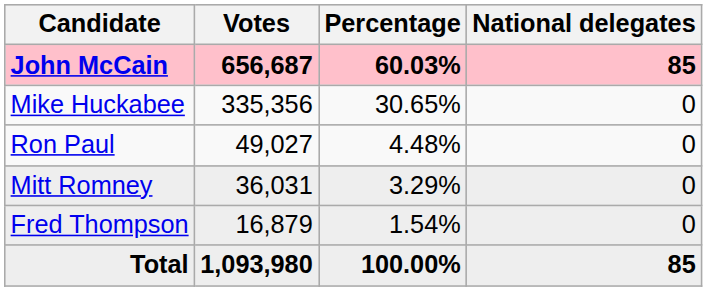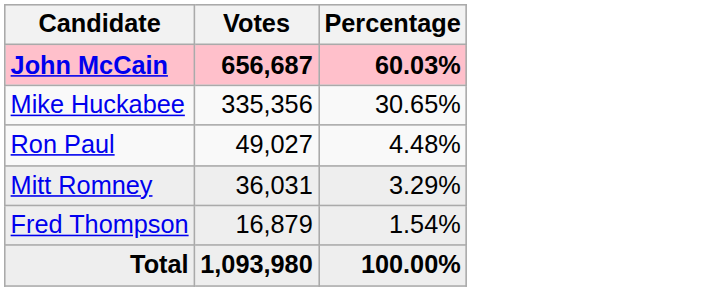- column: (584, 24)
